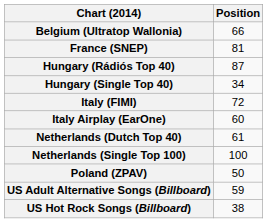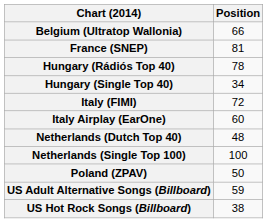(238, 66) 87 -> (238, 66) 78
(238, 137) 61 -> (238, 137) 48
